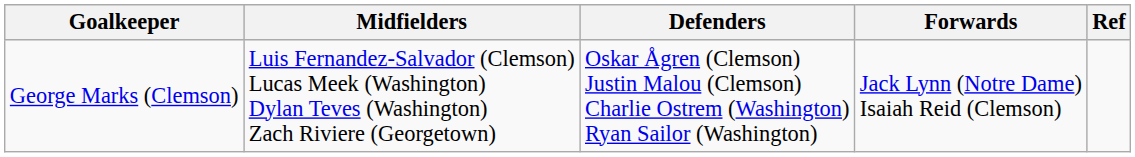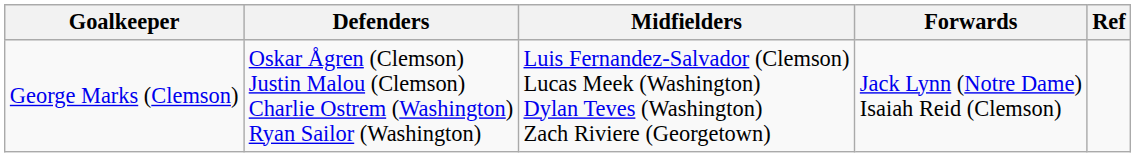columns swapped: (717, 22) <-> (412, 22)
